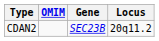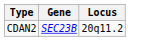- column: (53, 12)
